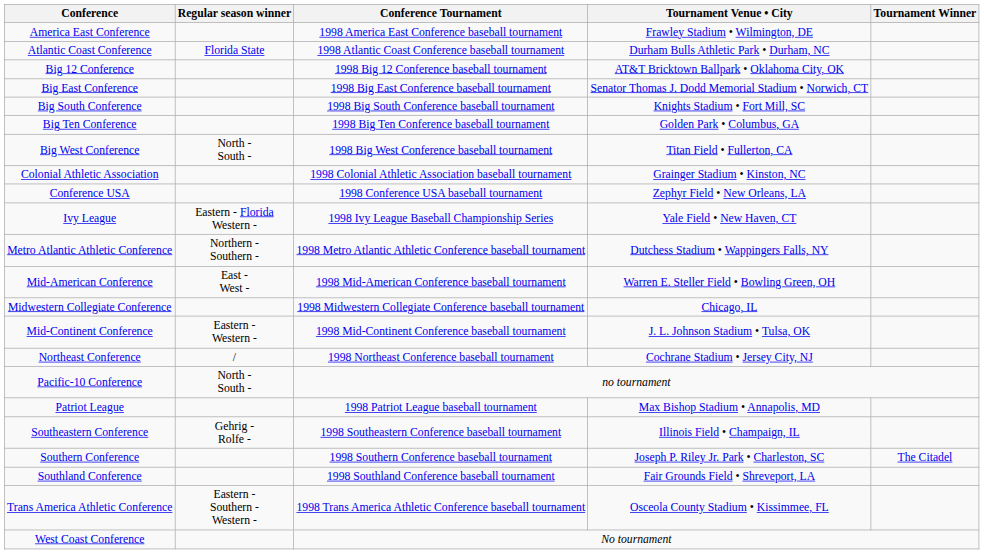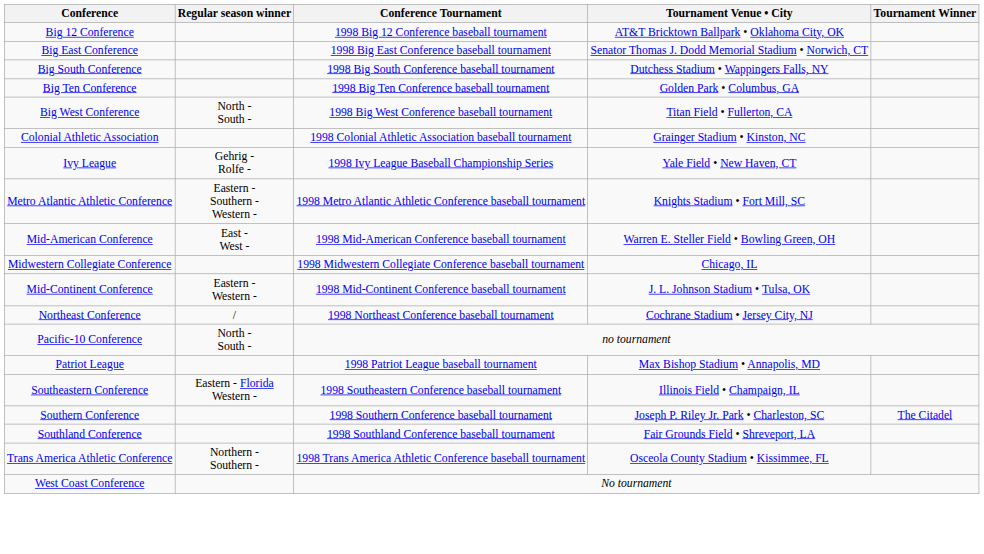- row: (90, 32)
- row: (90, 50)
(729, 106) Knights Stadium • Fort Mill, SC -> (729, 69) Dutchess Stadium • Wappingers Falls, NY
- row: (90, 193)
(234, 218) Eastern - Florida Western - -> (234, 163) Gehrig - Rolfe -
(234, 250) Northern - Southern - -> (234, 201) Eastern - Southern - Western -
(729, 250) Dutchess Stadium • Wappingers Falls, NY -> (729, 201) Knights Stadium • Fort Mill, SC
(234, 432) Gehrig - Rolfe - -> (234, 390) Eastern - Florida Western -
(234, 507) Eastern - Southern - Western - -> (234, 458) Northern - Southern -
